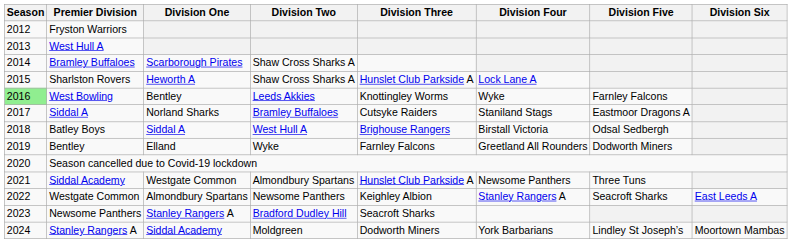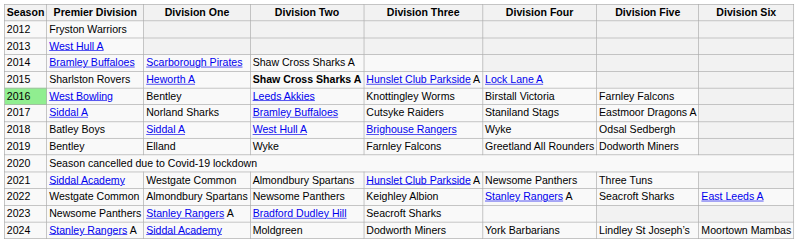(304, 79) normal -> (307, 79) bold
(492, 96) Wyke -> (520, 96) Birstall Victoria
(513, 130) Birstall Victoria -> (498, 130) Wyke
